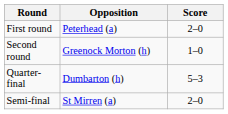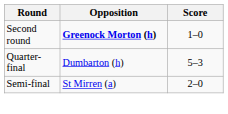- row: (29, 29)
(106, 51) normal -> (109, 34) bold
